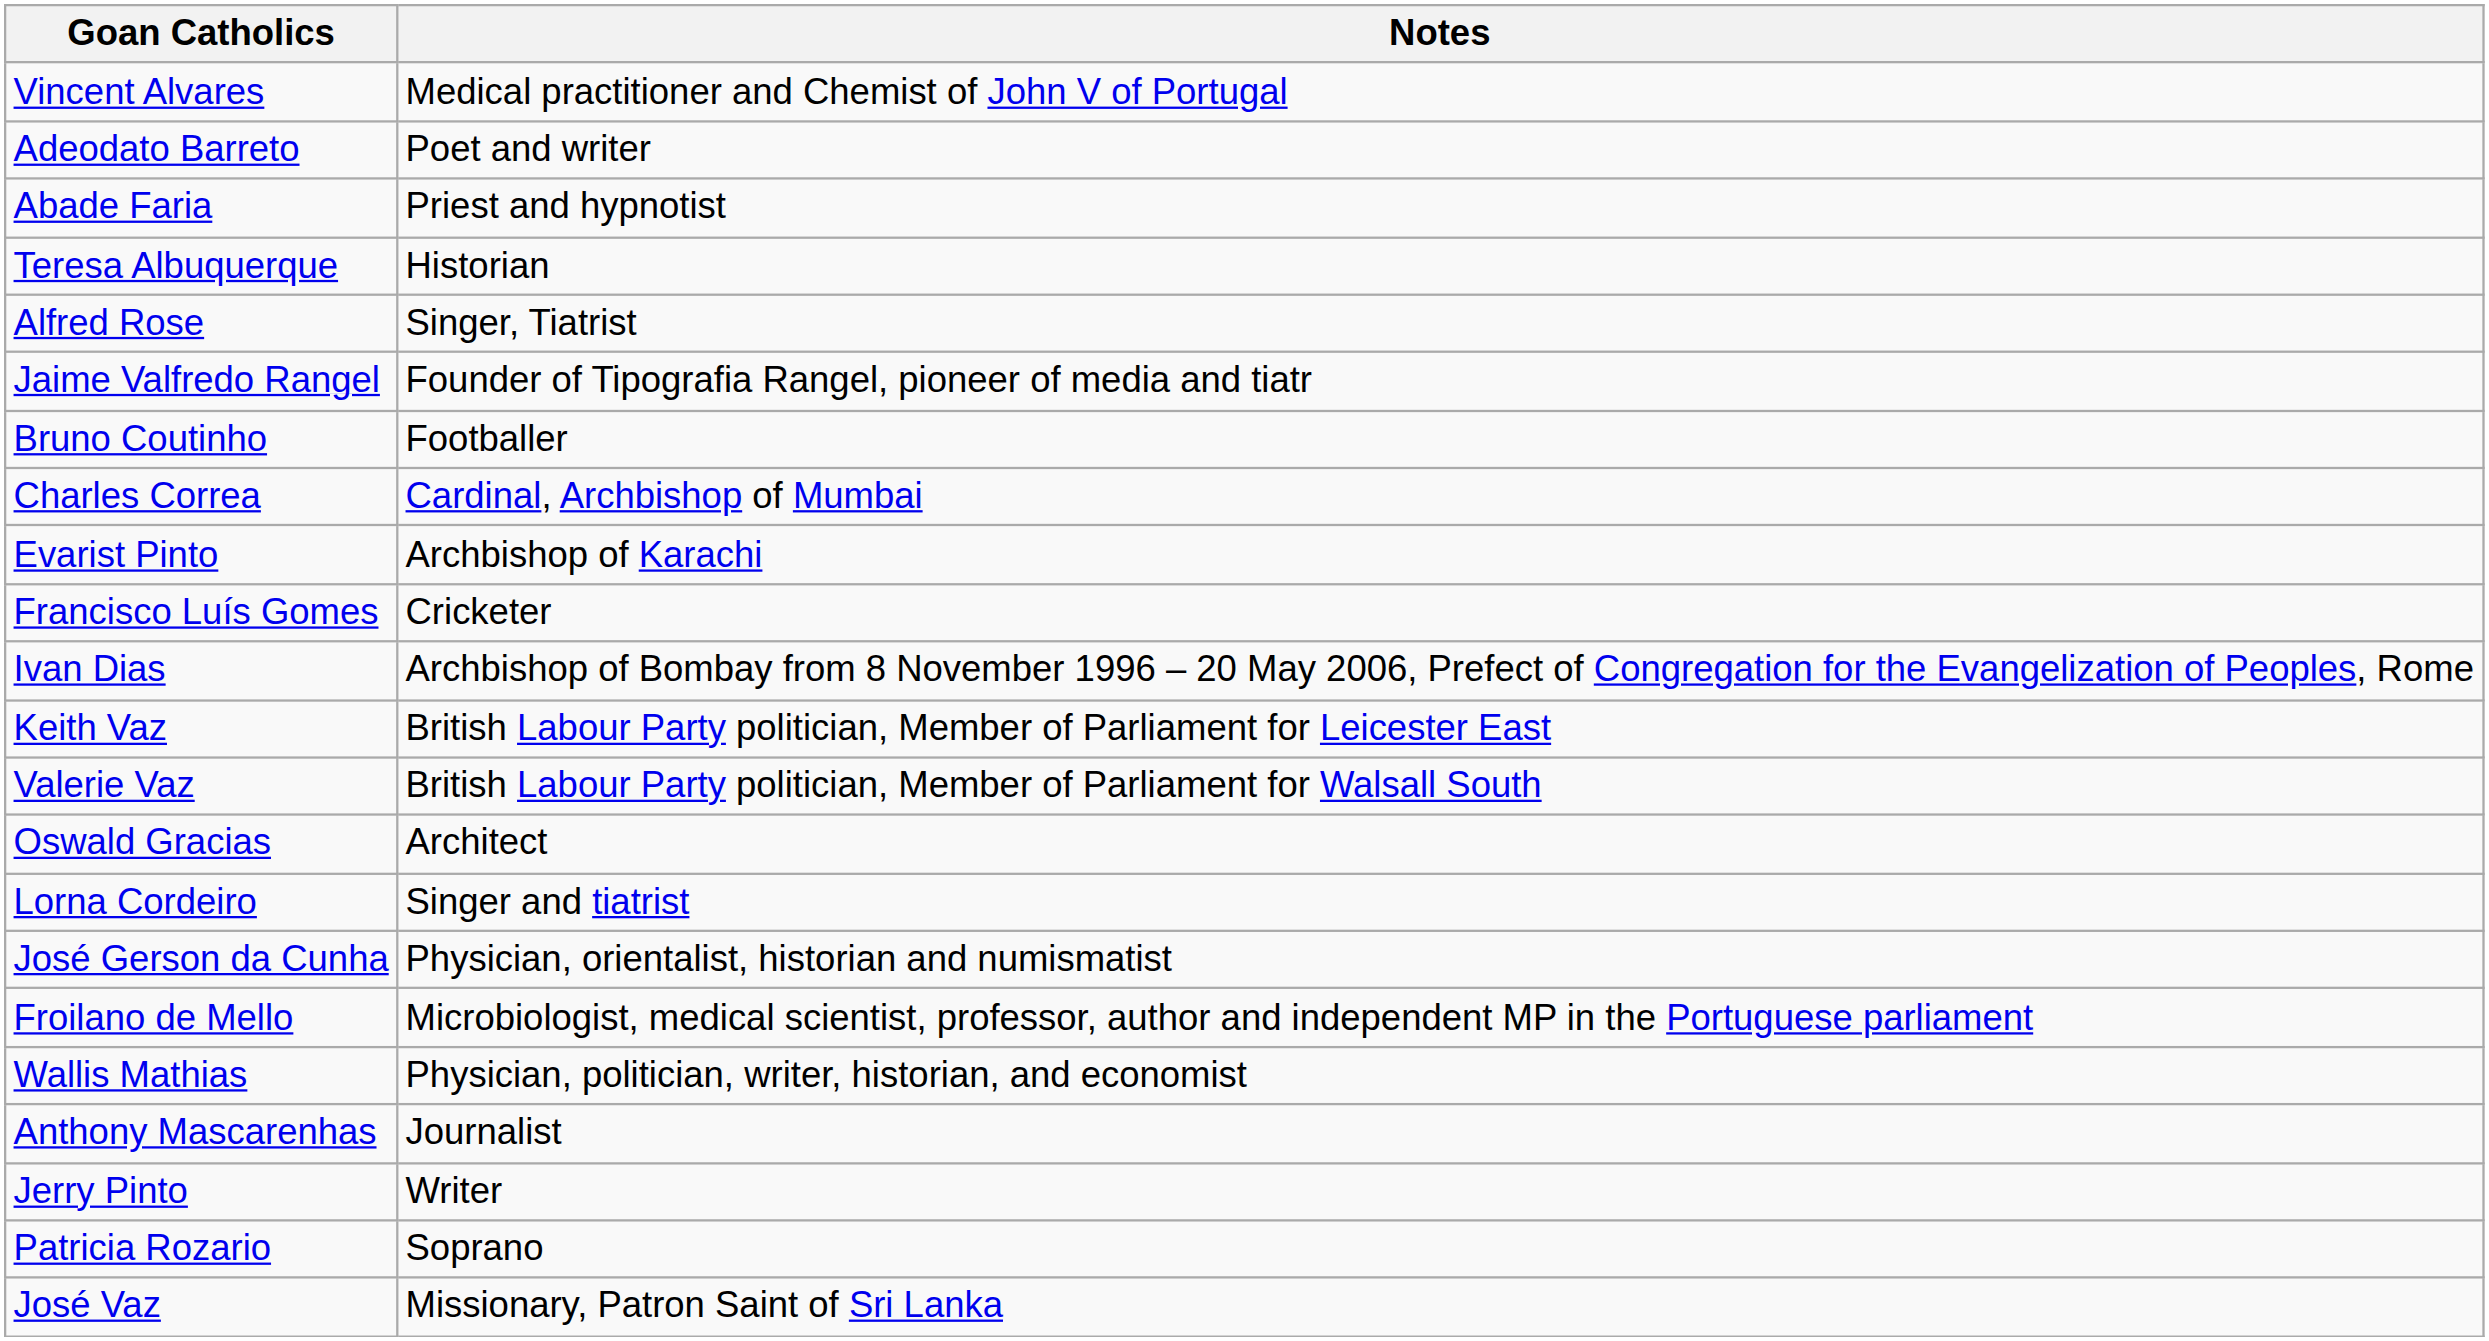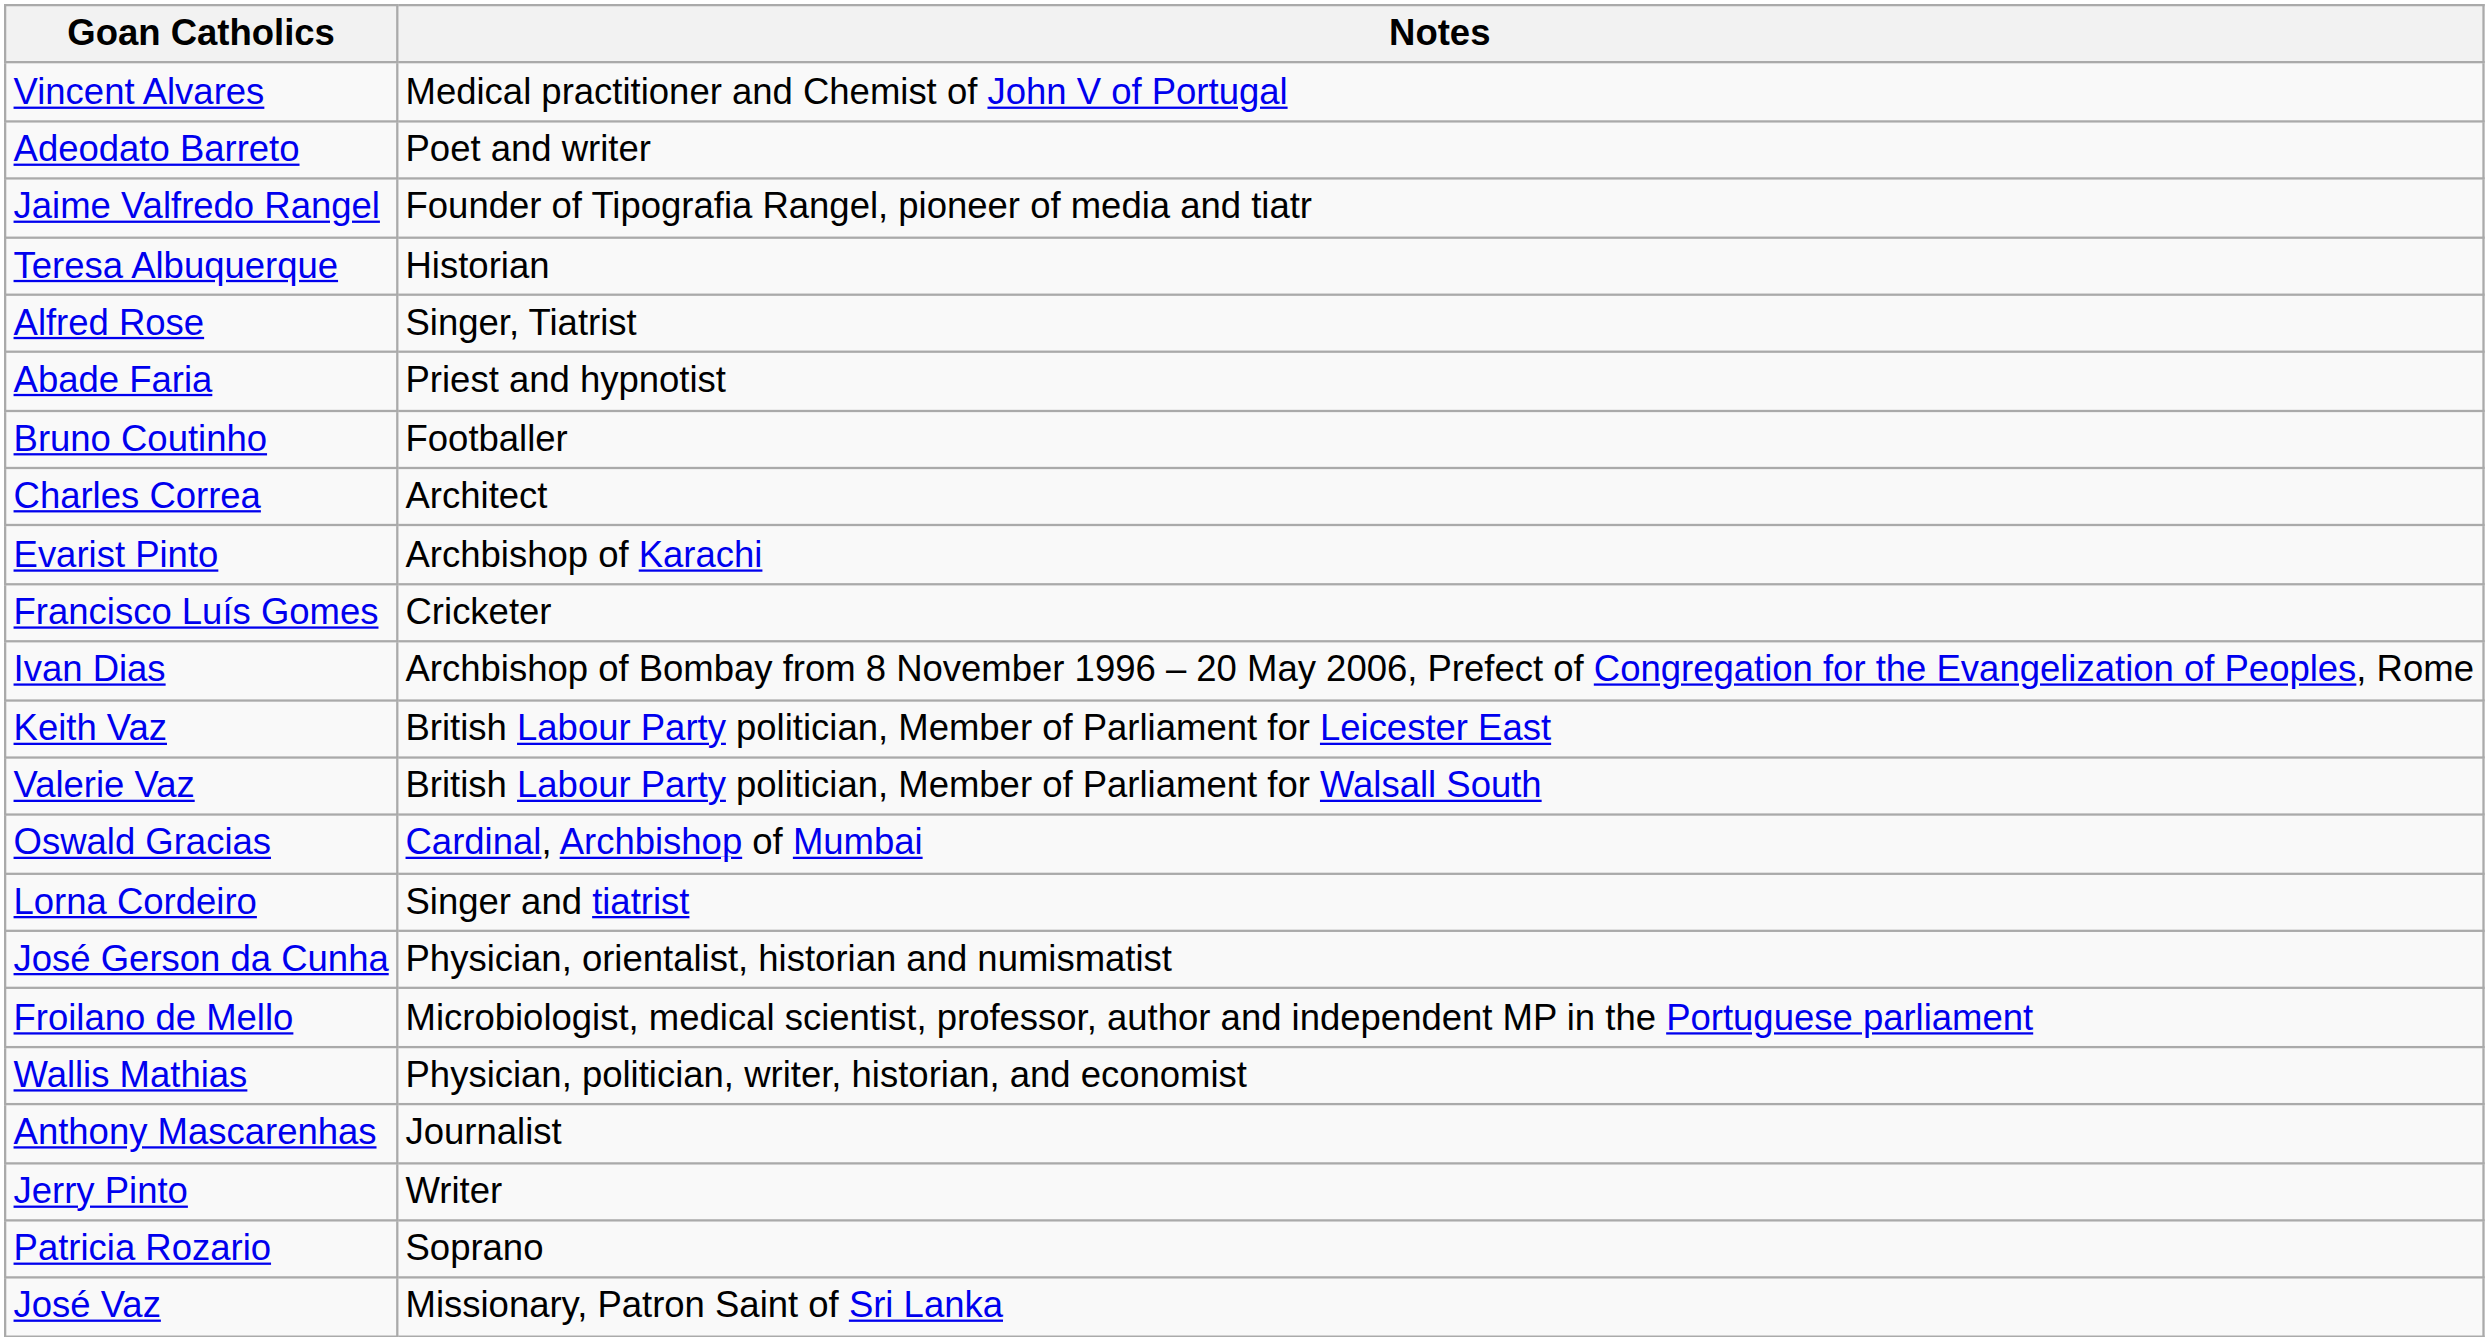rows swapped: (113, 206) <-> (197, 380)
(664, 496) Cardinal, Archbishop of Mumbai -> (476, 496) Architect
(476, 843) Architect -> (664, 843) Cardinal, Archbishop of Mumbai
